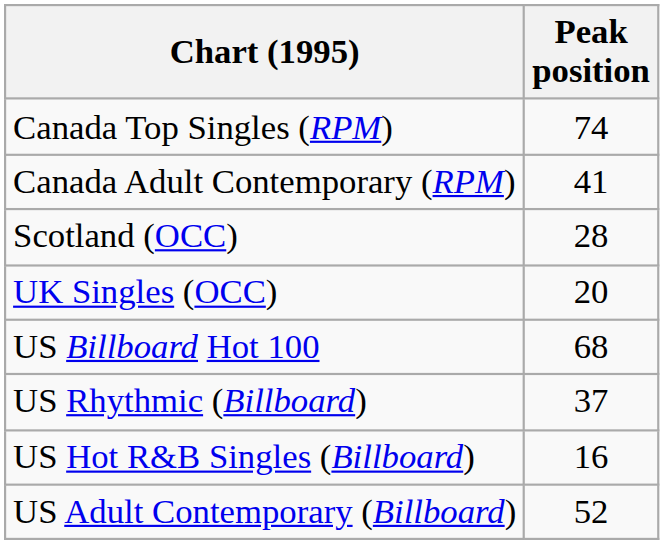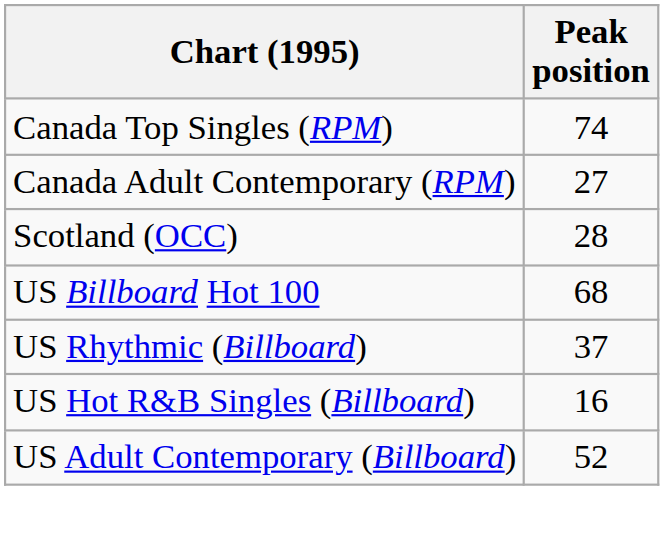(591, 181) 41 -> (591, 181) 27
- row: (145, 291)
